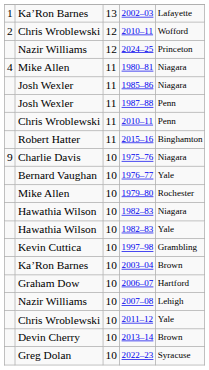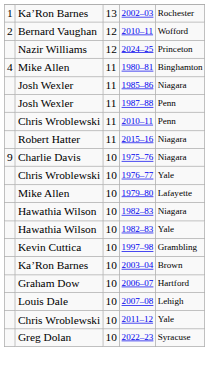(175, 13) Lafayette -> (176, 13) Rochester
(59, 31) Chris Wroblewski -> (57, 31) Bernard Vaughan
(172, 67) Niagara -> (180, 67) Binghamton
(180, 139) Binghamton -> (172, 139) Niagara
(57, 175) Bernard Vaughan -> (59, 175) Chris Wroblewski
(176, 193) Rochester -> (175, 193) Lafayette
(52, 301) Nazir Williams -> (43, 301) Louis Dale
- row: (10, 338)
